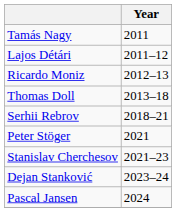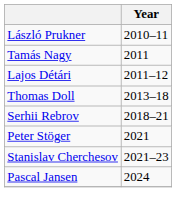+ row: (46, 34)
- row: (46, 75)
- row: (50, 177)
